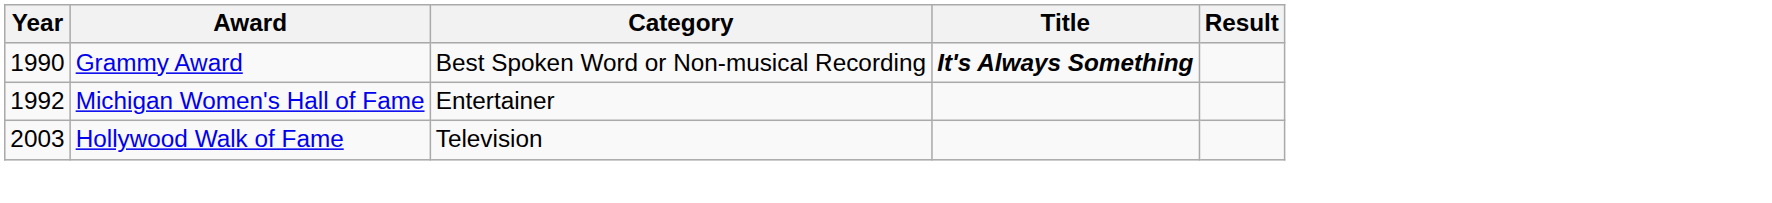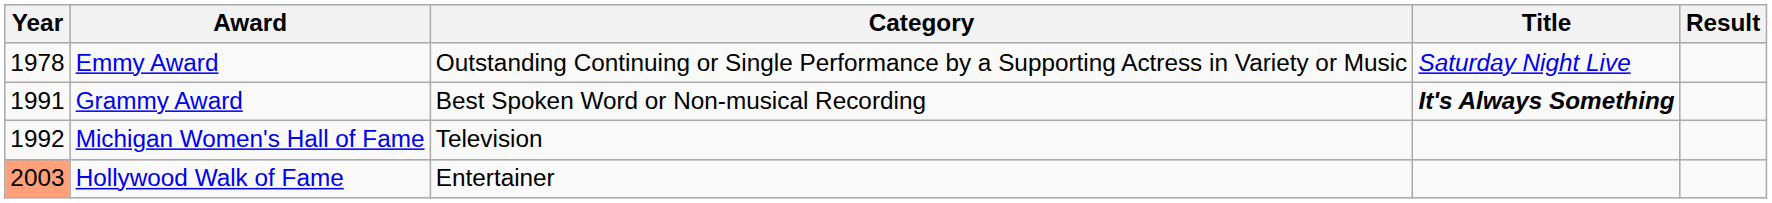+ row: (147, 62)
(37, 62) 1990 -> (37, 100) 1991
(495, 100) Entertainer -> (489, 139) Television
(37, 139) no background -> (37, 178) lightsalmon background
(489, 139) Television -> (495, 178) Entertainer
